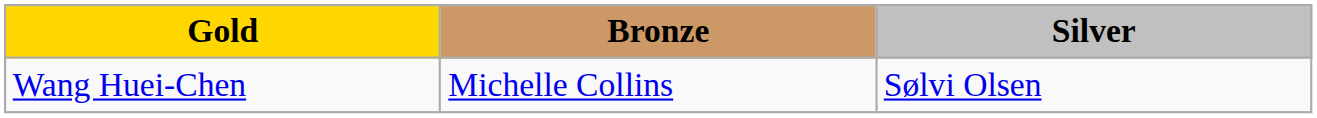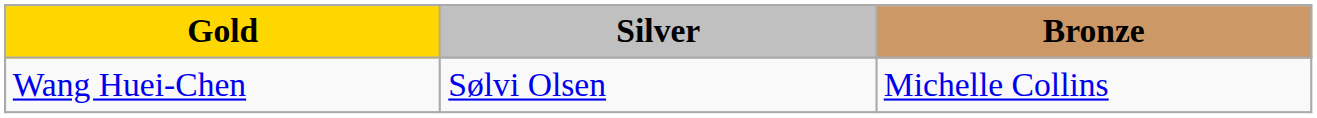columns swapped: (1094, 31) <-> (658, 31)
